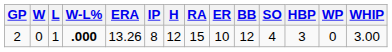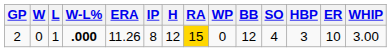columns swapped: (222, 15) <-> (333, 15)
(125, 36) 13.26 -> (125, 36) 11.26
(197, 36) no background -> (196, 36) gold background
